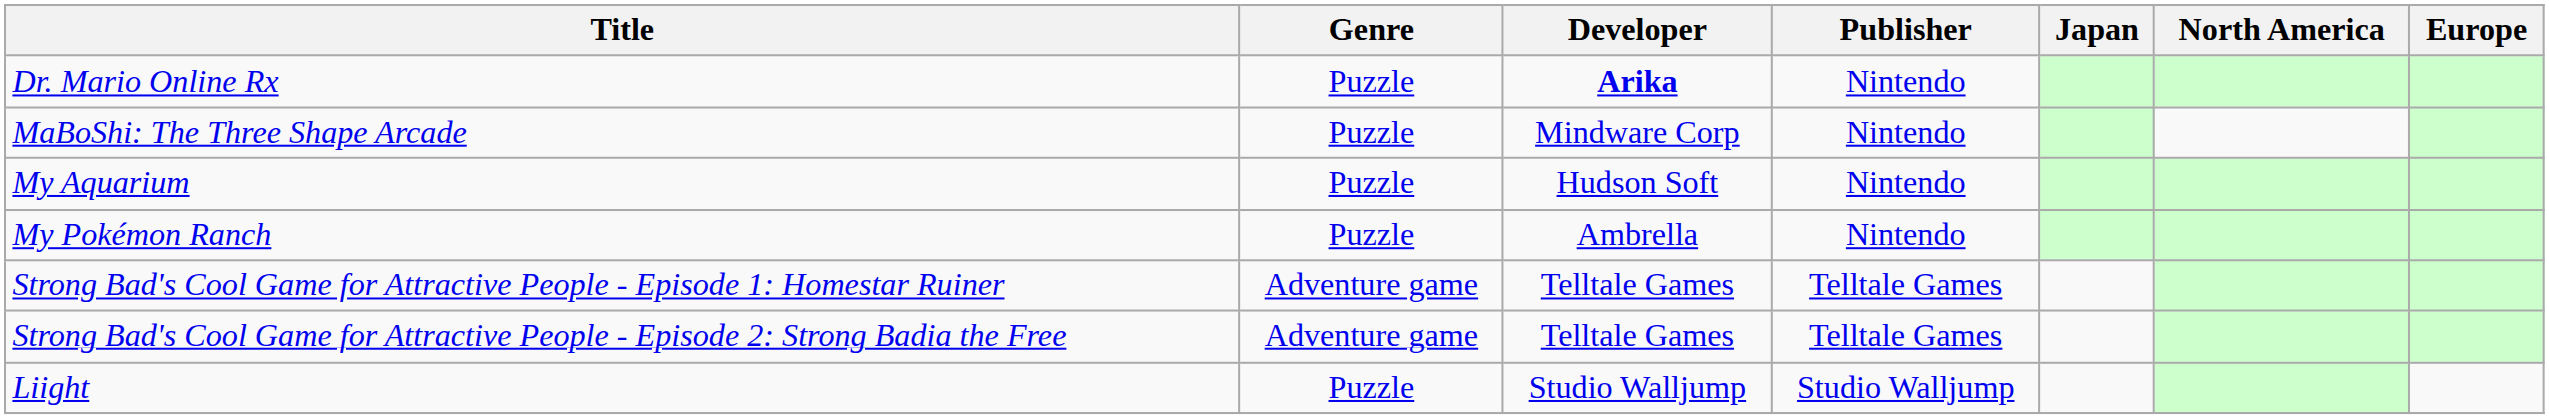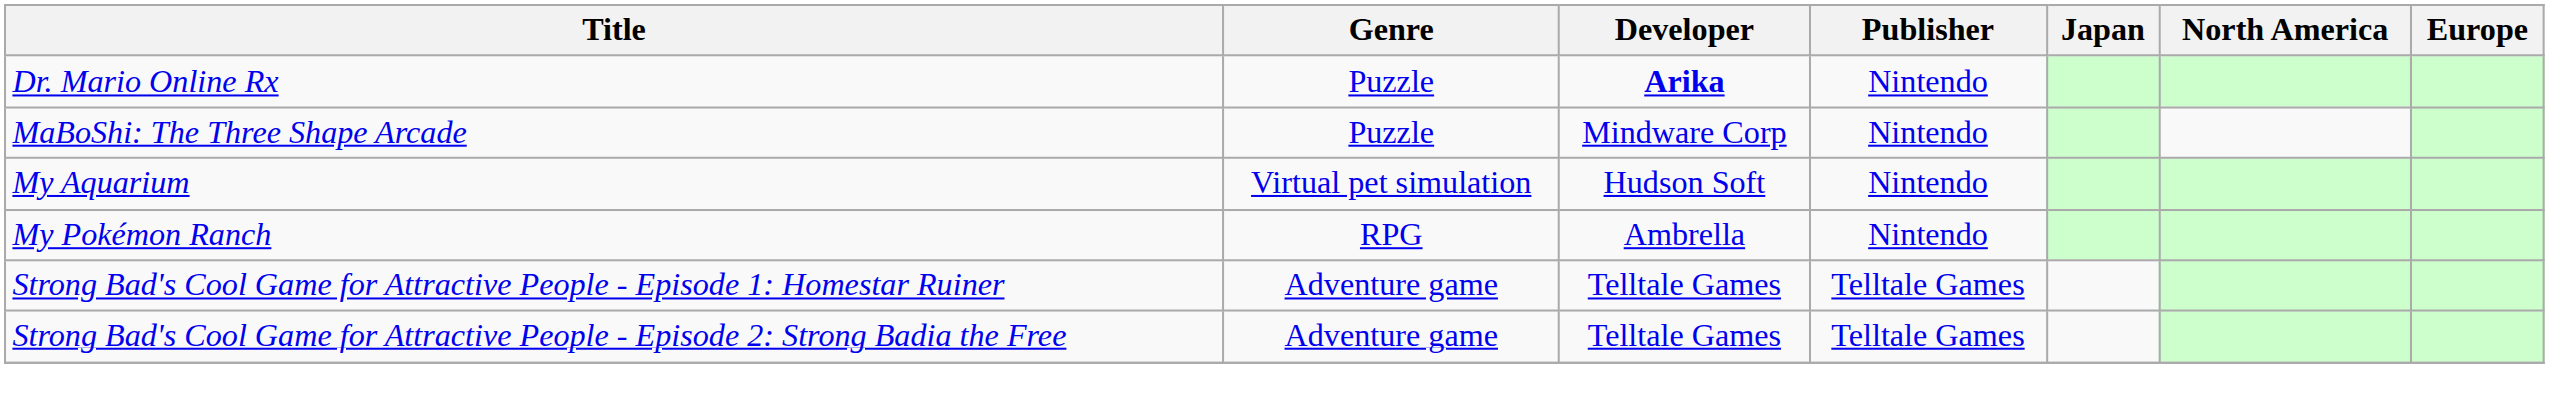(1371, 183) Puzzle -> (1391, 183) Virtual pet simulation
(1371, 234) Puzzle -> (1391, 234) RPG
- row: (51, 387)
